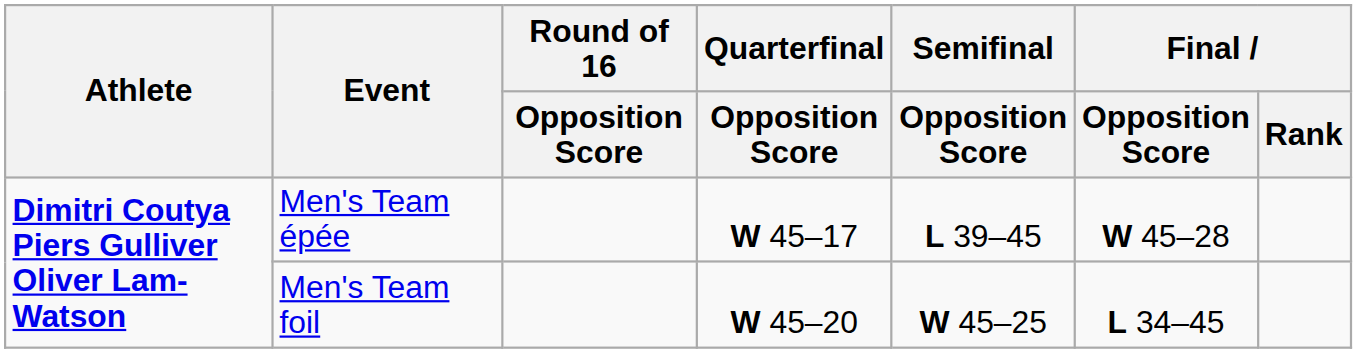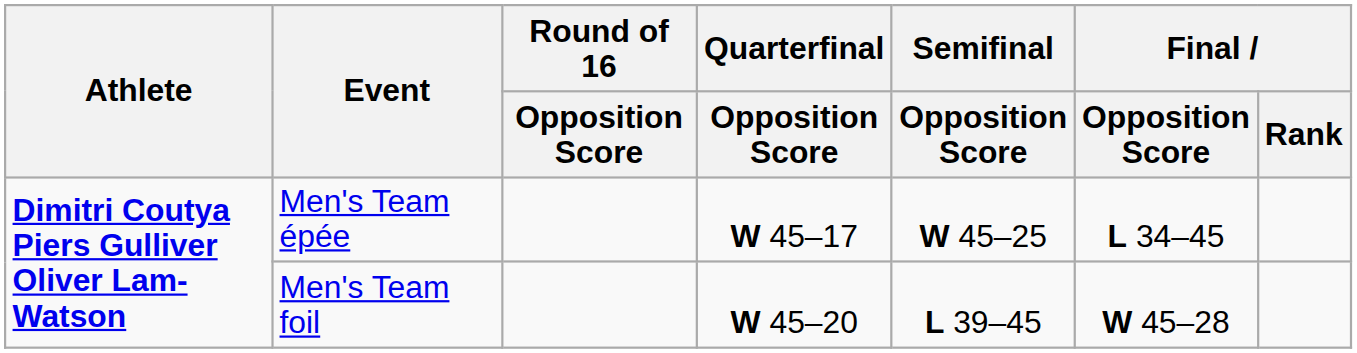(983, 237) L 39–45 -> (983, 237) W 45–25
(1166, 237) W 45–28 -> (1166, 237) L 34–45
(983, 323) W 45–25 -> (983, 323) L 39–45
(1166, 323) L 34–45 -> (1166, 323) W 45–28
